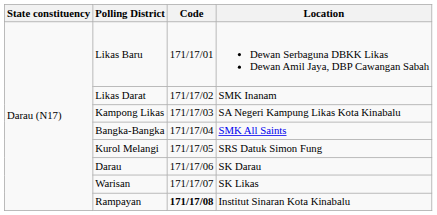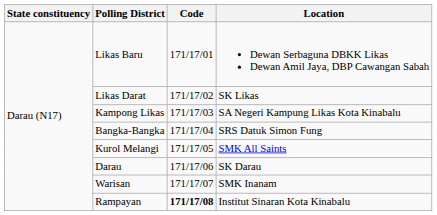(248, 95) SMK Inanam -> (239, 95) SK Likas
(252, 130) SMK All Saints -> (270, 130) SRS Datuk Simon Fung
(270, 148) SRS Datuk Simon Fung -> (252, 148) SMK All Saints
(239, 183) SK Likas -> (248, 183) SMK Inanam
